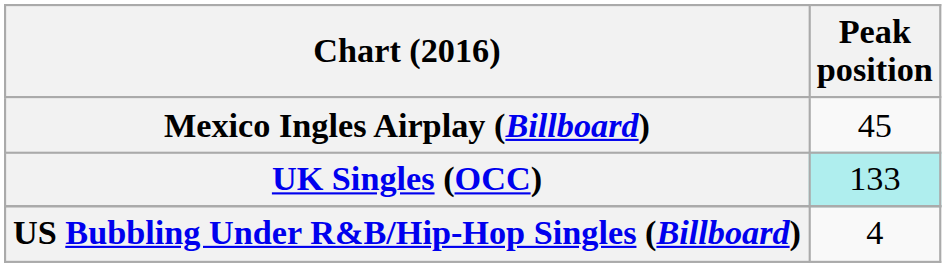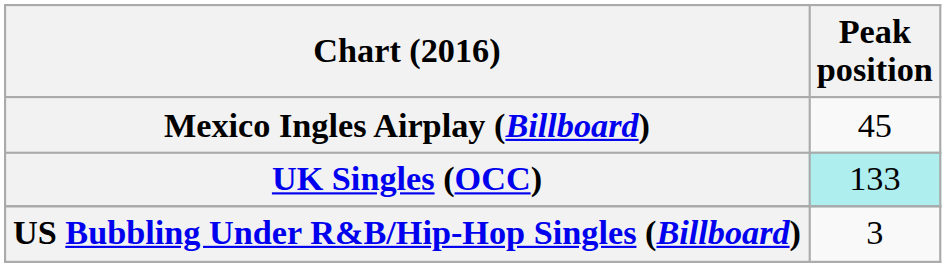(875, 233) 4 -> (875, 233) 3
